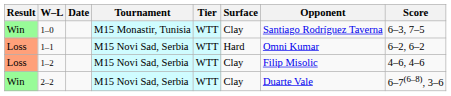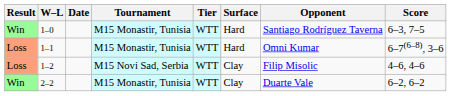(233, 29) Clay -> (234, 29) Hard
(141, 46) M15 Novi Sad, Serbia -> (142, 47) M15 Monastir, Tunisia
(406, 46) 6–2, 6–2 -> (416, 47) 6–7(6–8), 3–6
(141, 81) M15 Novi Sad, Serbia -> (142, 82) M15 Monastir, Tunisia
(416, 81) 6–7(6–8), 3–6 -> (406, 82) 6–2, 6–2
